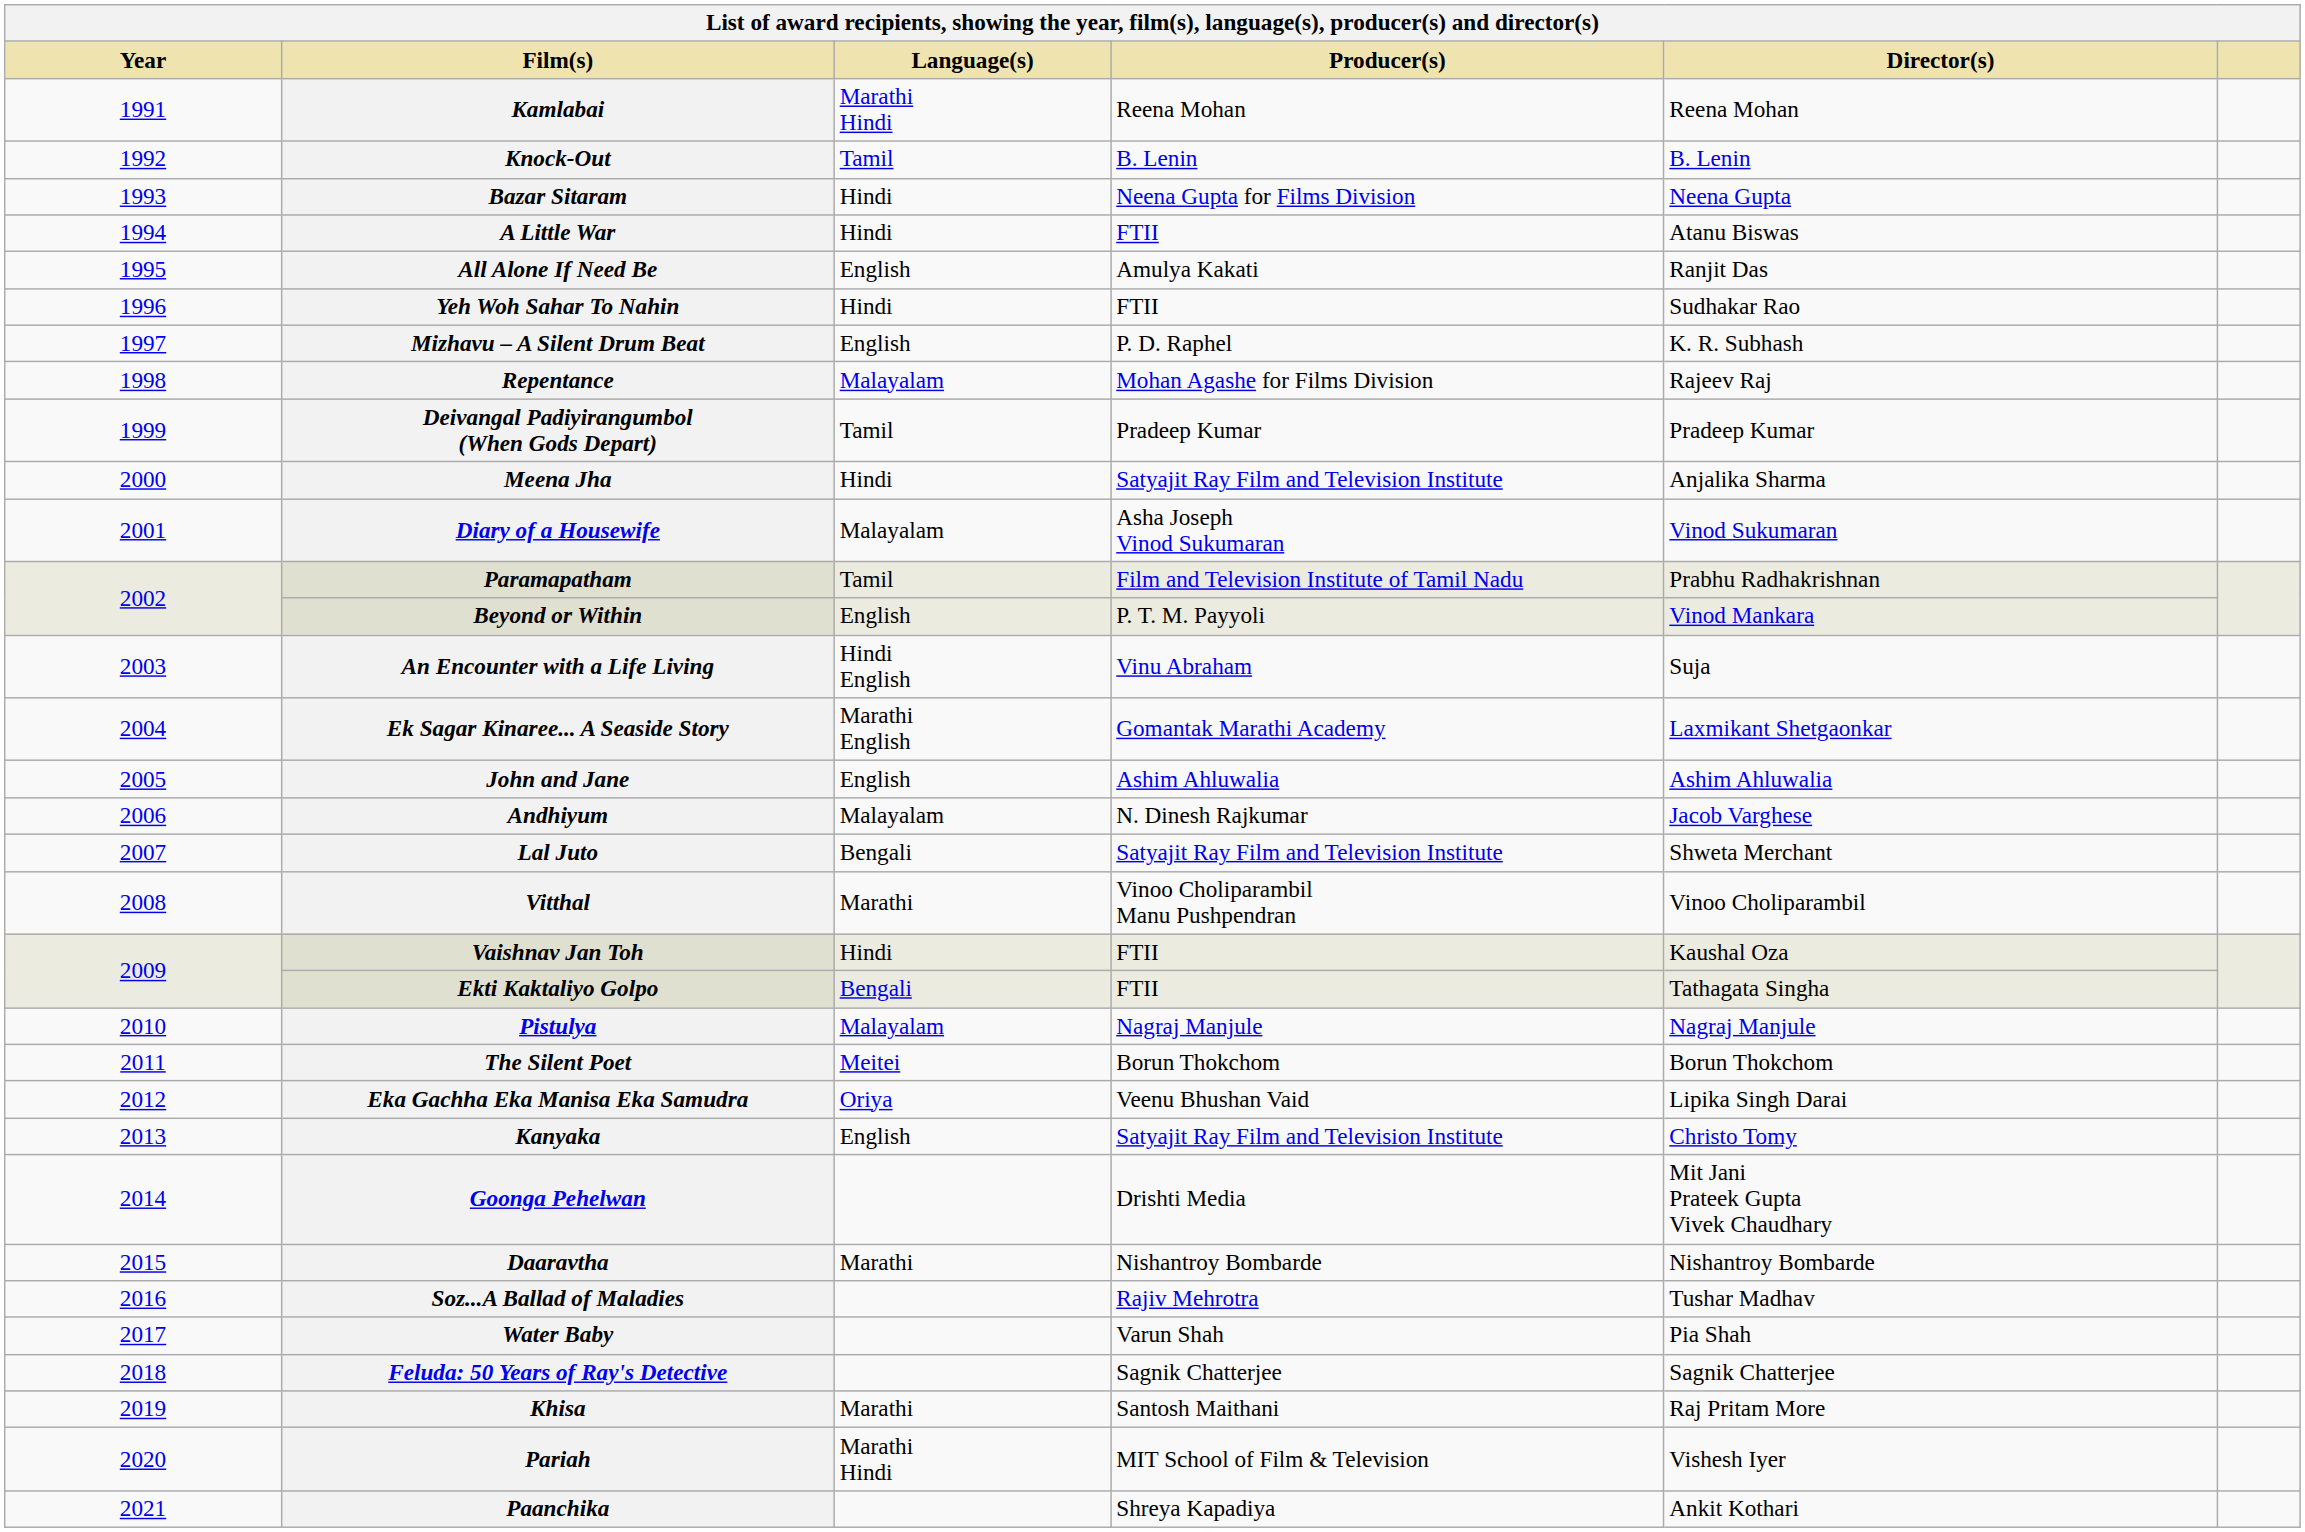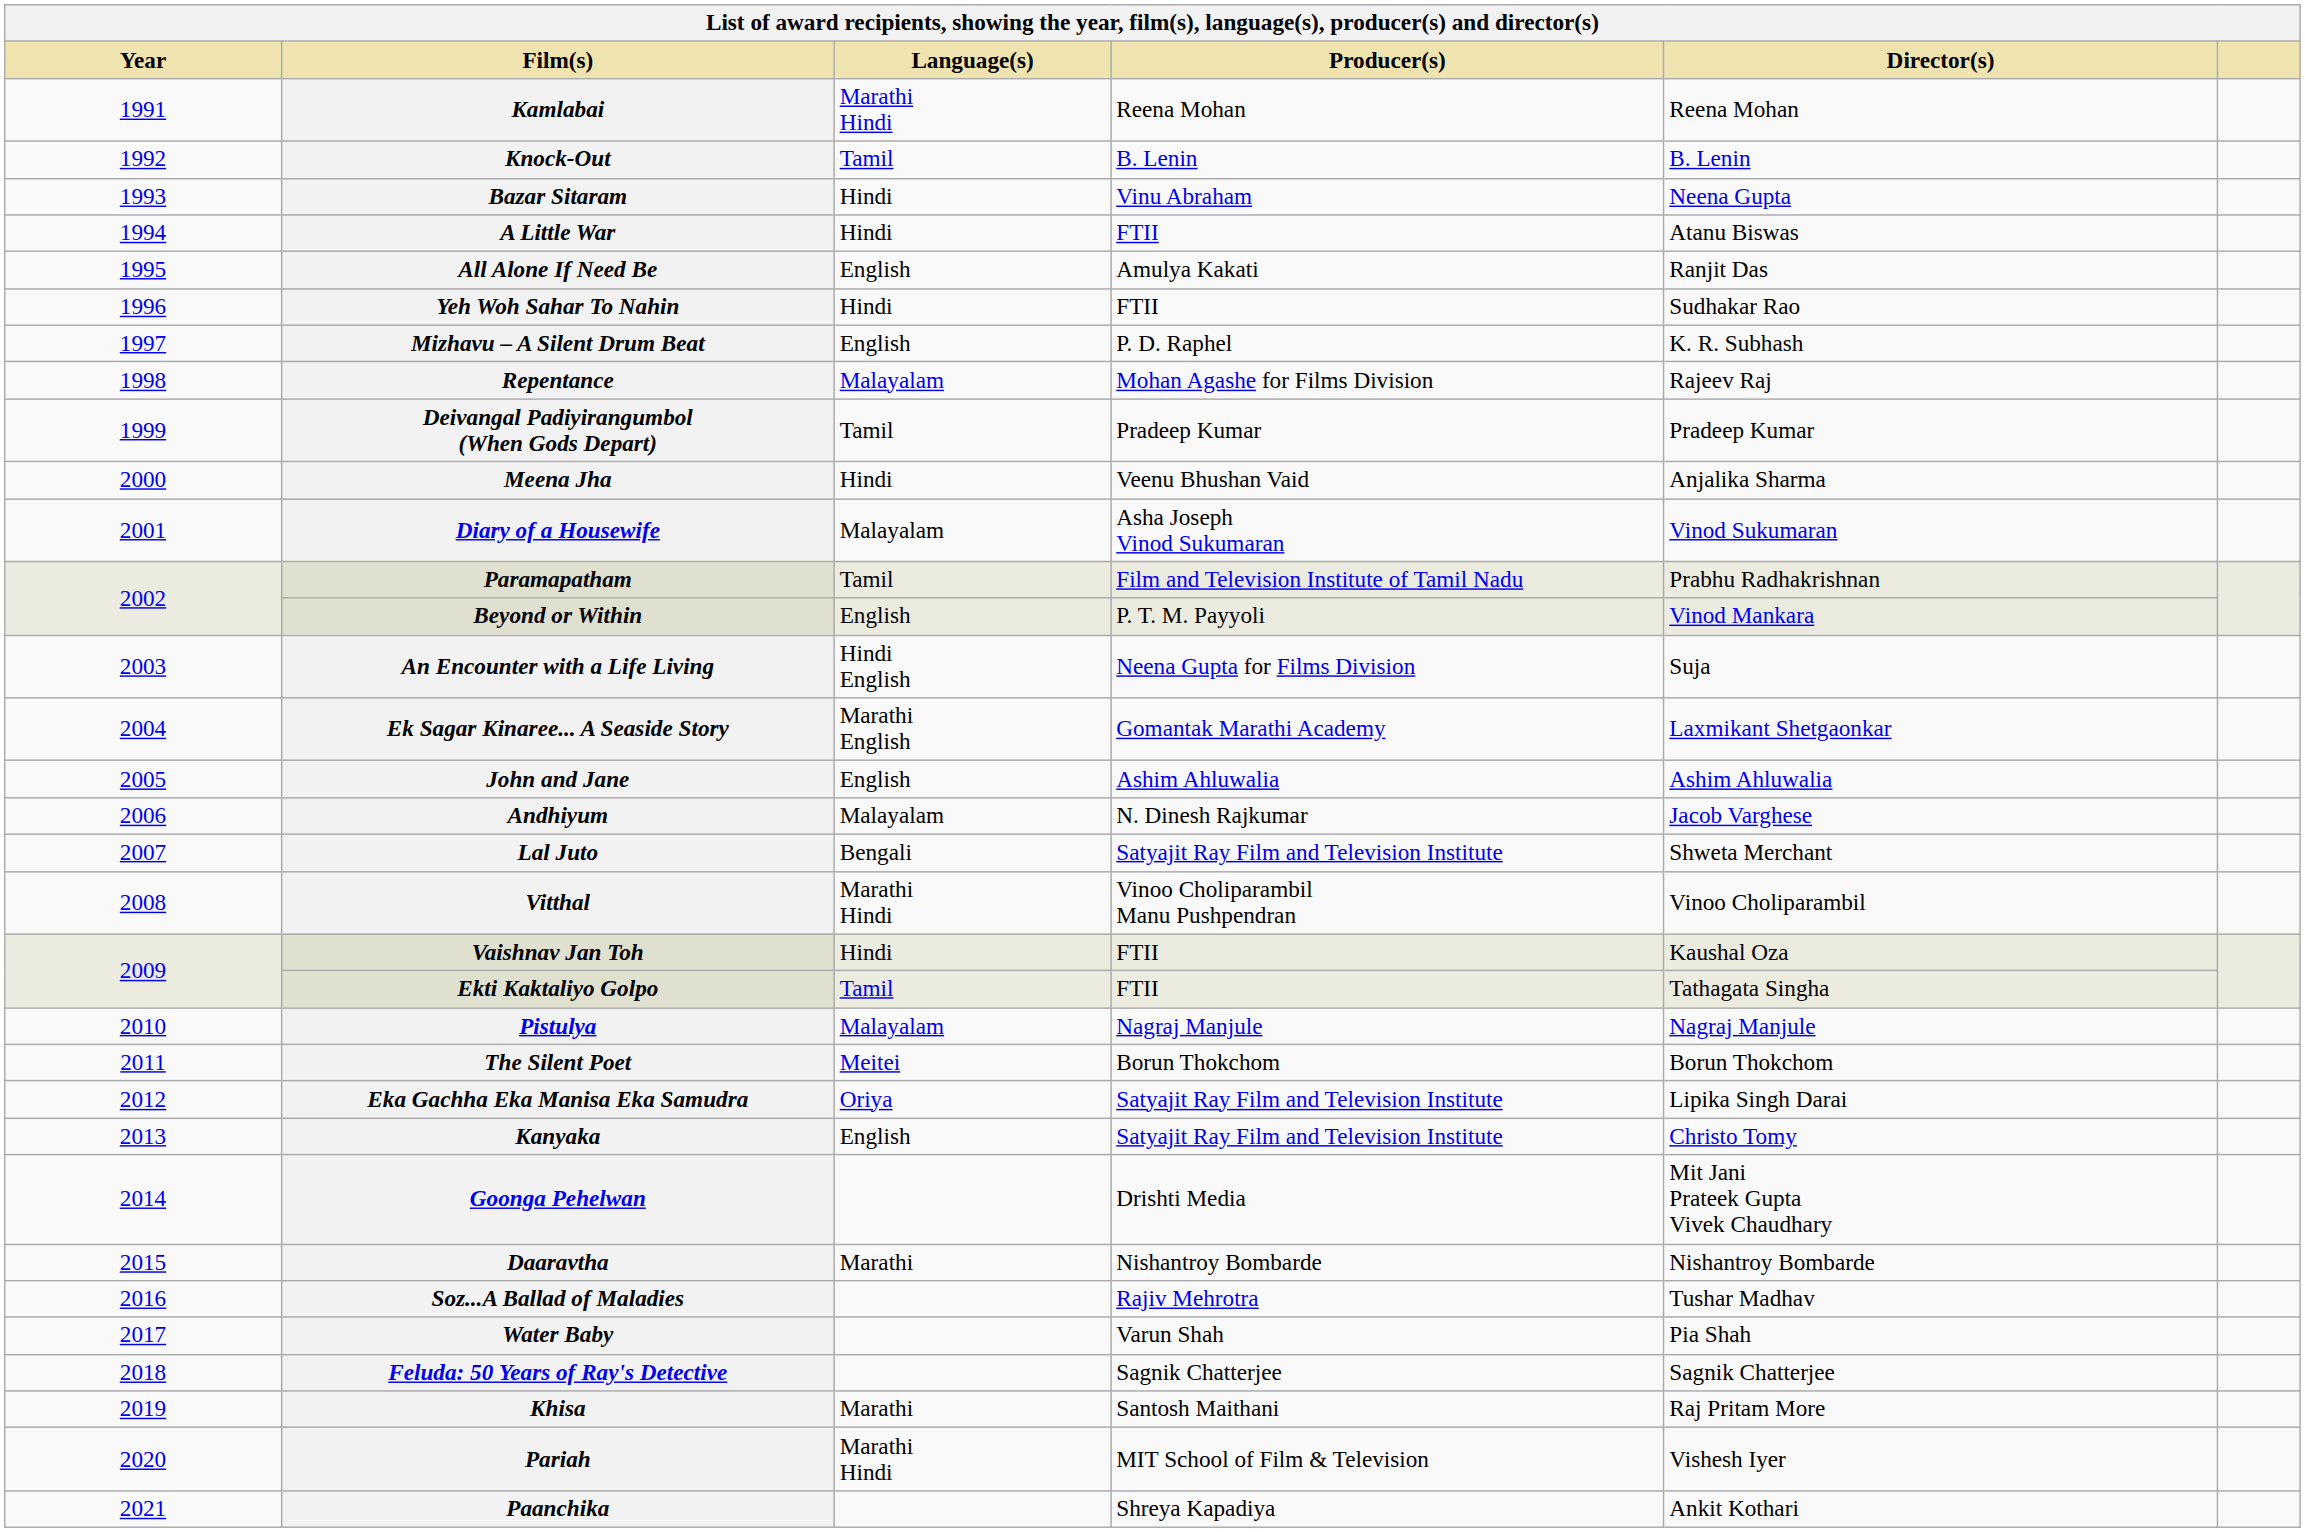(1266, 196) Neena Gupta for Films Division -> (1184, 196) Vinu Abraham
(1309, 479) Satyajit Ray Film and Television Institute -> (1213, 479) Veenu Bhushan Vaid
(1184, 666) Vinu Abraham -> (1266, 666) Neena Gupta for Films Division
(876, 902) Marathi -> (876, 902) Marathi Hindi
(876, 988) Bengali -> (867, 988) Tamil
(1213, 1099) Veenu Bhushan Vaid -> (1309, 1099) Satyajit Ray Film and Television Institute
